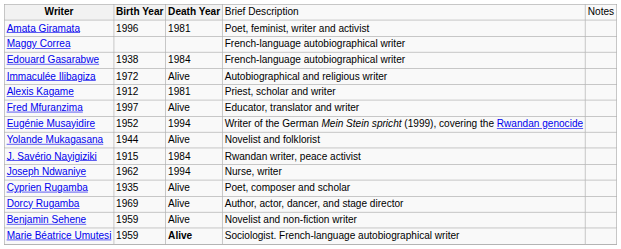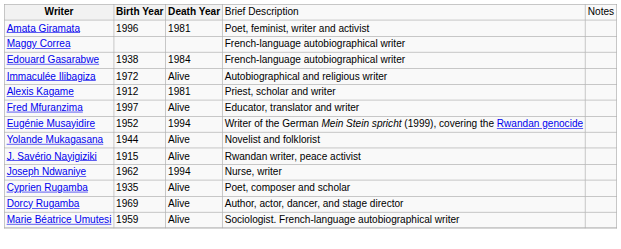(179, 156) 1984 -> (179, 156) Alive
- row: (46, 220)
(180, 236) bold -> (179, 220) normal
